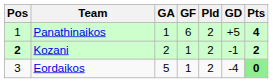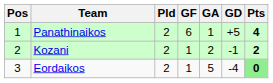columns swapped: (210, 13) <-> (166, 13)
(18, 50) bold -> (18, 50) normal
